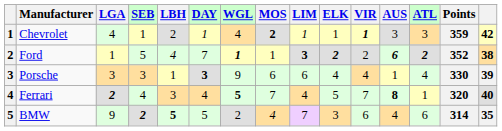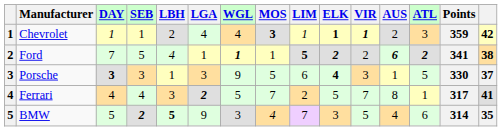columns swapped: (204, 14) <-> (112, 14)
(273, 34) 2 -> (273, 34) 3
(336, 34) normal -> (336, 34) bold
(395, 34) 3 -> (395, 34) 2
(305, 54) 3 -> (305, 54) 5
(459, 54) 352 -> (459, 54) 341
(273, 74) 6 -> (273, 74) 5
(336, 74) normal -> (336, 74) bold
(365, 74) 4 -> (365, 74) 3
(425, 74) 4 -> (425, 74) 5
(487, 74) 39 -> (487, 74) 37
(238, 94) bold -> (238, 94) normal
(305, 94) 4 -> (305, 94) 2
(395, 94) bold -> (395, 94) normal
(459, 94) 320 -> (459, 94) 317
(487, 94) 40 -> (487, 94) 41
(238, 115) 2 -> (238, 115) 3
(365, 115) 6 -> (365, 115) 5
